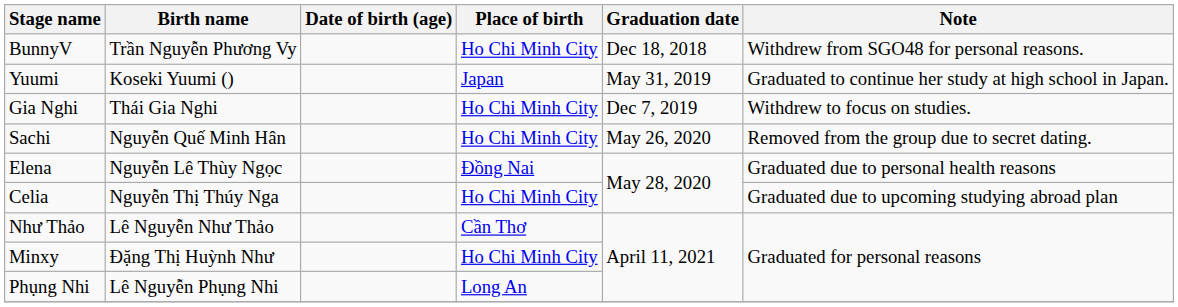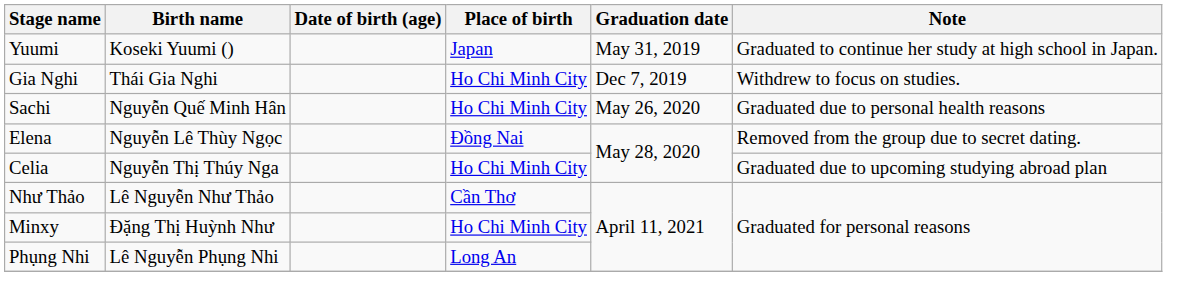- row: (41, 49)
(920, 138) Removed from the group due to secret dating. -> (891, 108) Graduated due to personal health reasons
(902, 167) Graduated due to personal health reasons -> (909, 138) Removed from the group due to secret dating.
